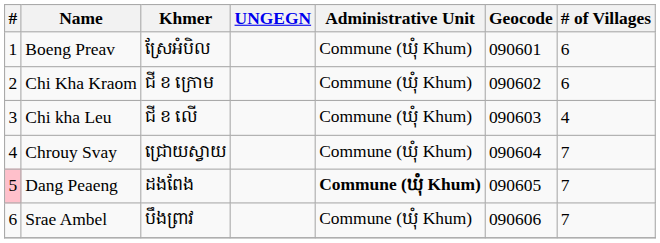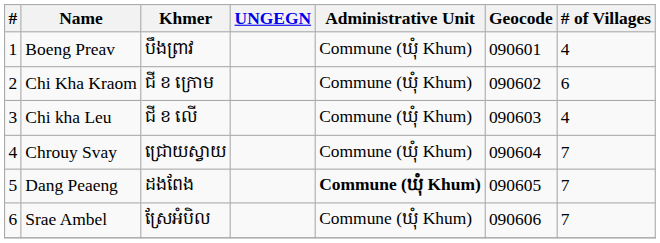(177, 48) ស្រែអំបិល -> (169, 48) បឹងព្រាវ
(565, 49) 6 -> (565, 49) 4
(13, 186) pink background -> (13, 186) no background
(169, 219) បឹងព្រាវ -> (177, 219) ស្រែអំបិល
